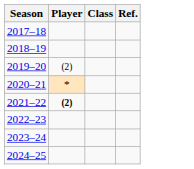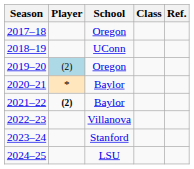+ column: (109, 13)
(67, 67) no background -> (67, 67) lightblue background
